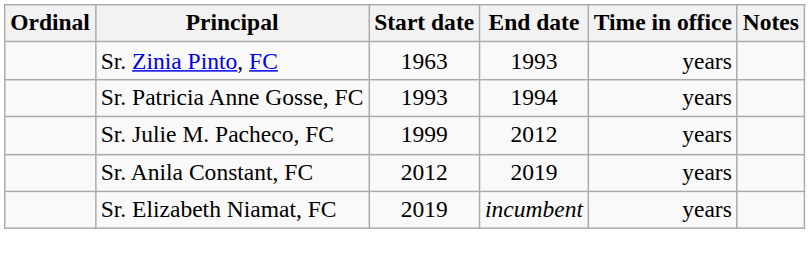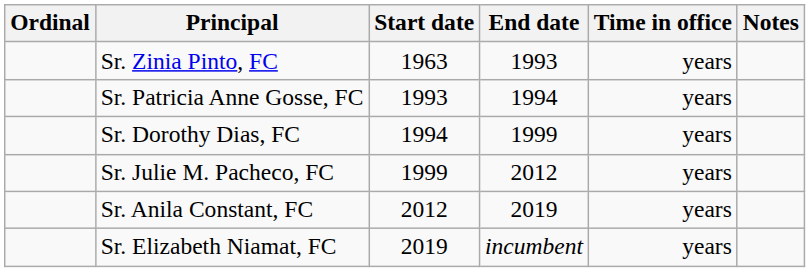+ row: (200, 135)
